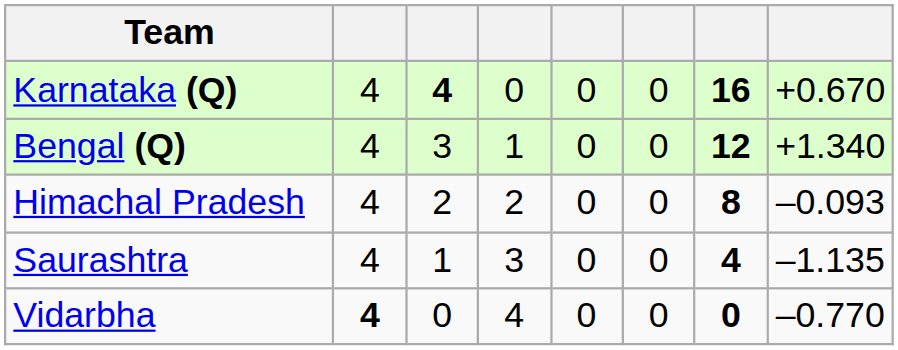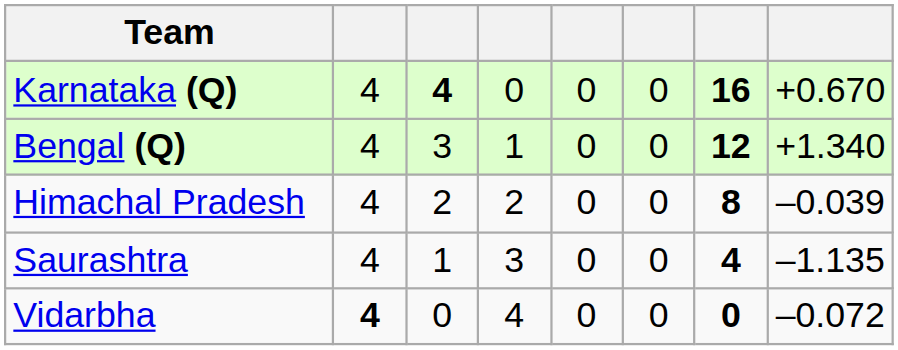(830, 202) –0.093 -> (830, 202) –0.039
(830, 315) –0.770 -> (830, 315) –0.072
